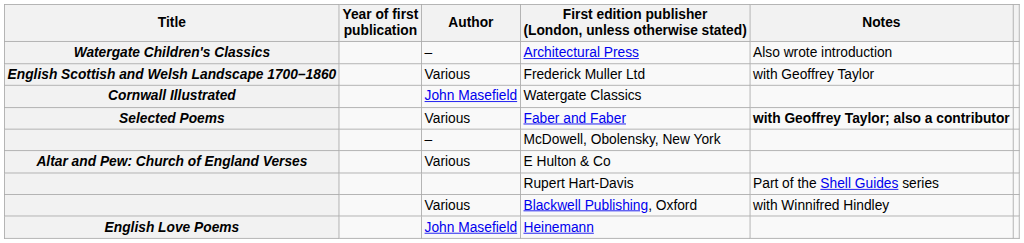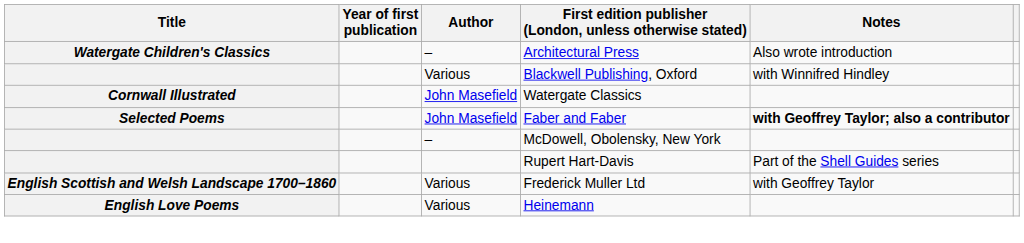rows swapped: (584, 74) <-> (610, 205)
(447, 118) Various -> (471, 118) John Masefield
- row: (567, 161)
(471, 227) John Masefield -> (447, 205) Various
